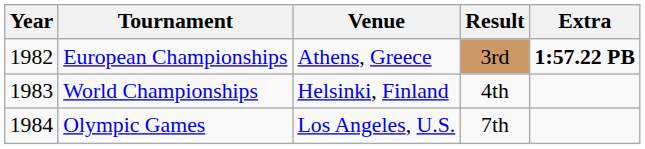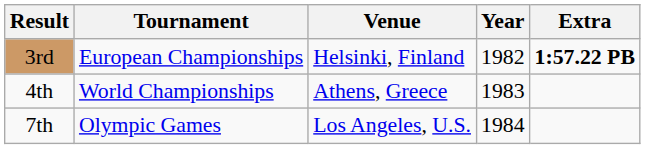columns swapped: (31, 21) <-> (495, 21)
(365, 56) Athens, Greece -> (389, 56) Helsinki, Finland
(373, 90) Helsinki, Finland -> (380, 90) Athens, Greece
